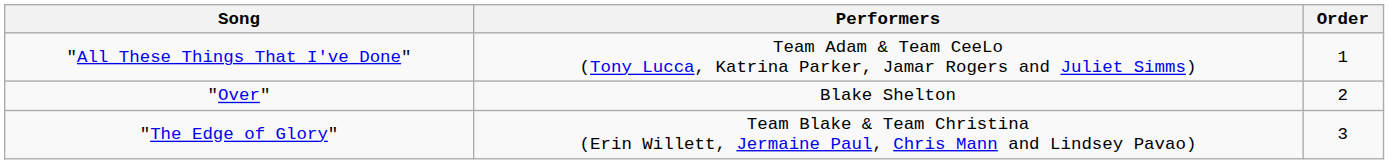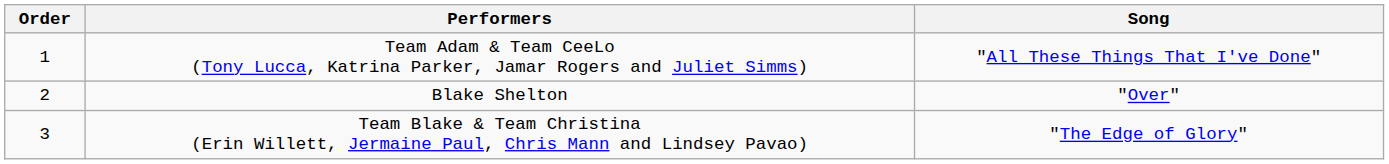columns swapped: (1343, 19) <-> (239, 19)
